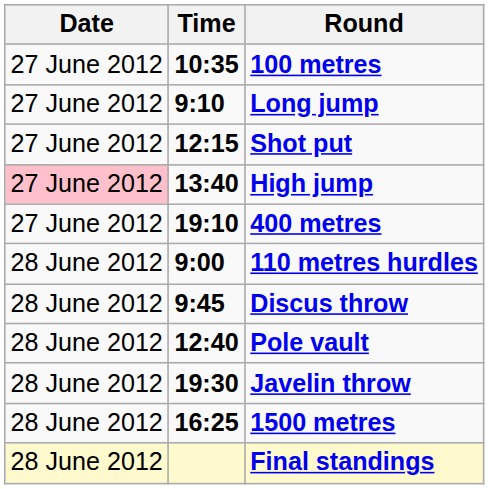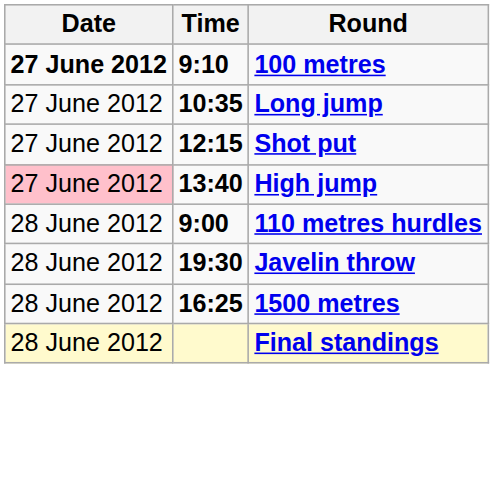(87, 64) normal -> (89, 64) bold
(207, 64) 10:35 -> (204, 64) 9:10
(200, 104) 9:10 -> (211, 104) 10:35
- row: (316, 223)
- row: (329, 303)
- row: (310, 343)
